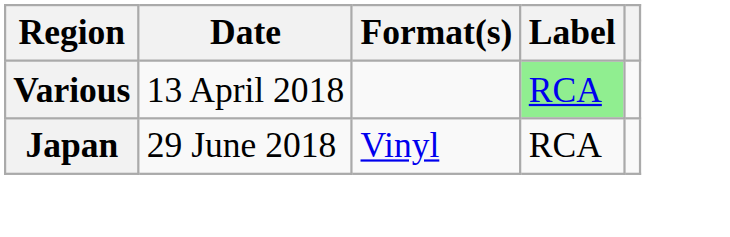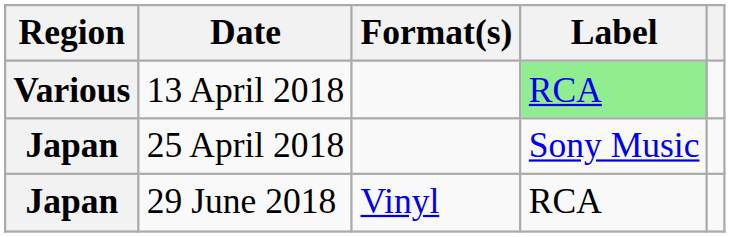+ row: (245, 145)
